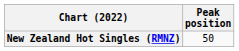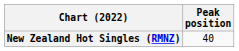(208, 39) 50 -> (208, 39) 40
